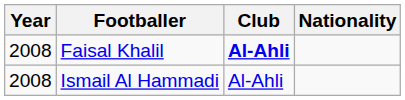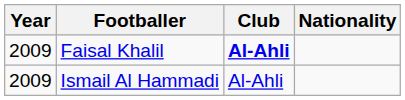(30, 50) 2008 -> (30, 50) 2009
(30, 81) 2008 -> (30, 81) 2009
